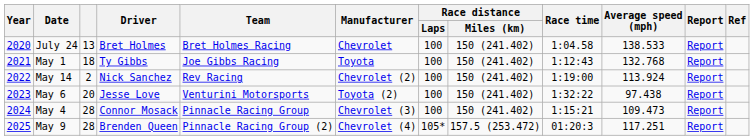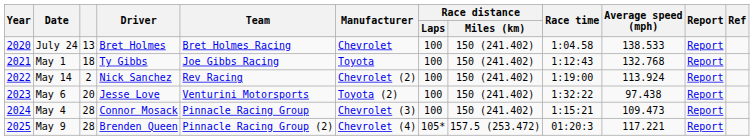(643, 127) 117.251 -> (643, 127) 117.221
